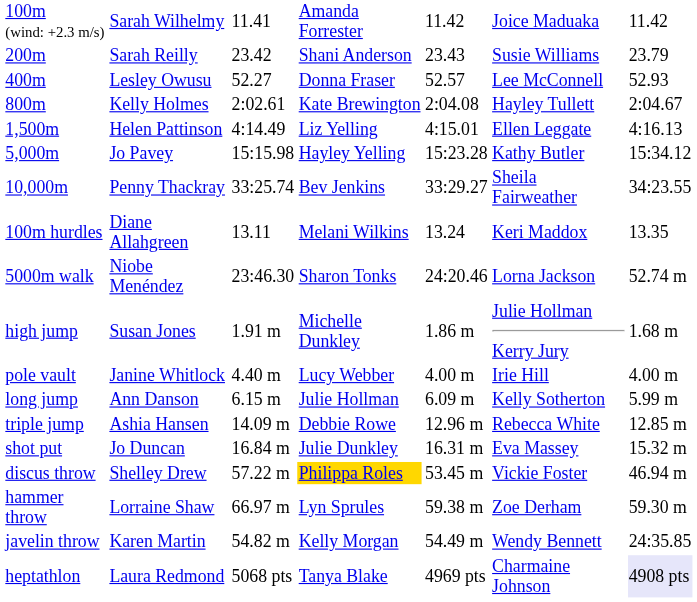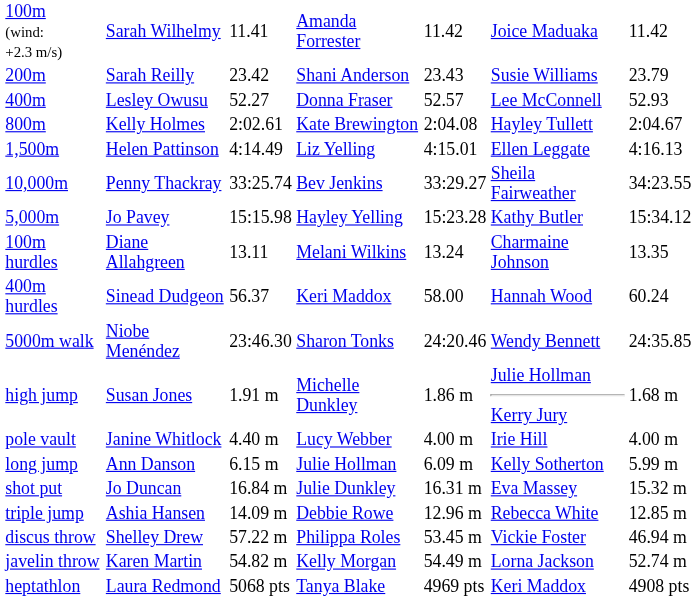rows swapped: (32, 153) <-> (37, 187)
(540, 232) Keri Maddox -> (530, 252) Charmaine Johnson
+ row: (31, 296)
(544, 276) Lorna Jackson -> (546, 340) Wendy Bennett
(658, 276) 52.74 m -> (660, 340) 24:35.85
rows swapped: (45, 424) <-> (34, 448)
(351, 473) gold background -> (348, 537) no background
- row: (34, 507)
(547, 541) Wendy Bennett -> (542, 561) Lorna Jackson
(660, 541) 24:35.85 -> (658, 561) 52.74 m
(531, 576) Charmaine Johnson -> (538, 586) Keri Maddox
(659, 576) lavender background -> (659, 586) no background
